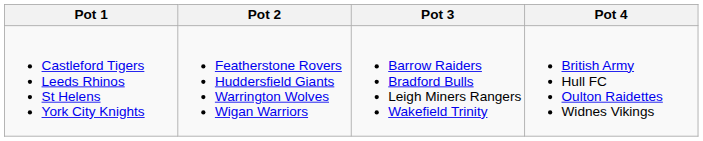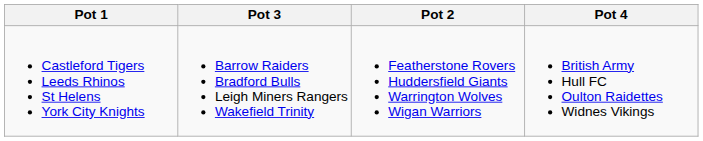columns swapped: (264, 15) <-> (438, 15)
